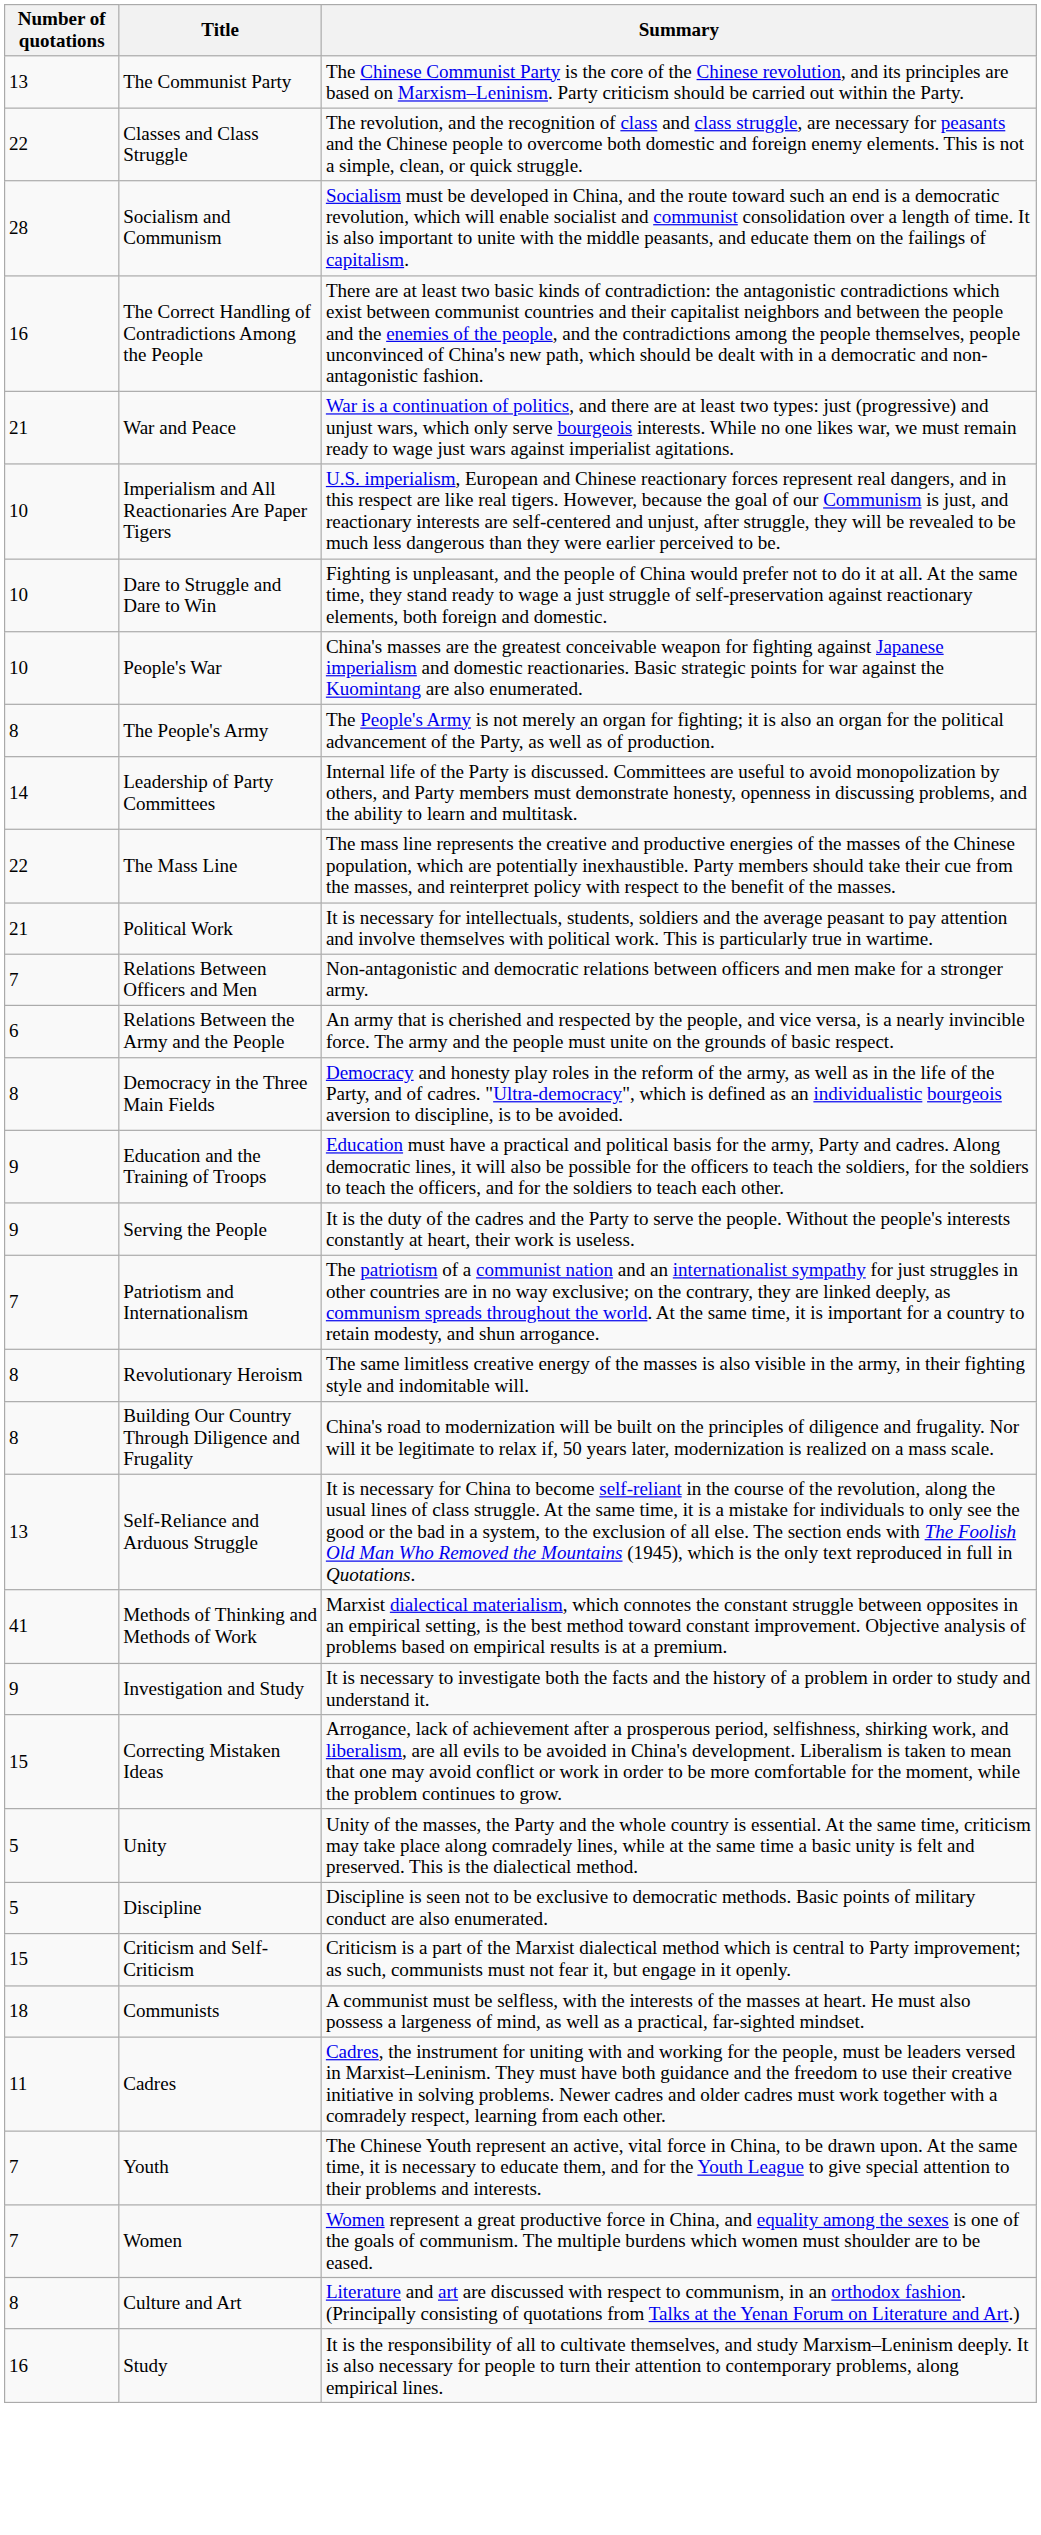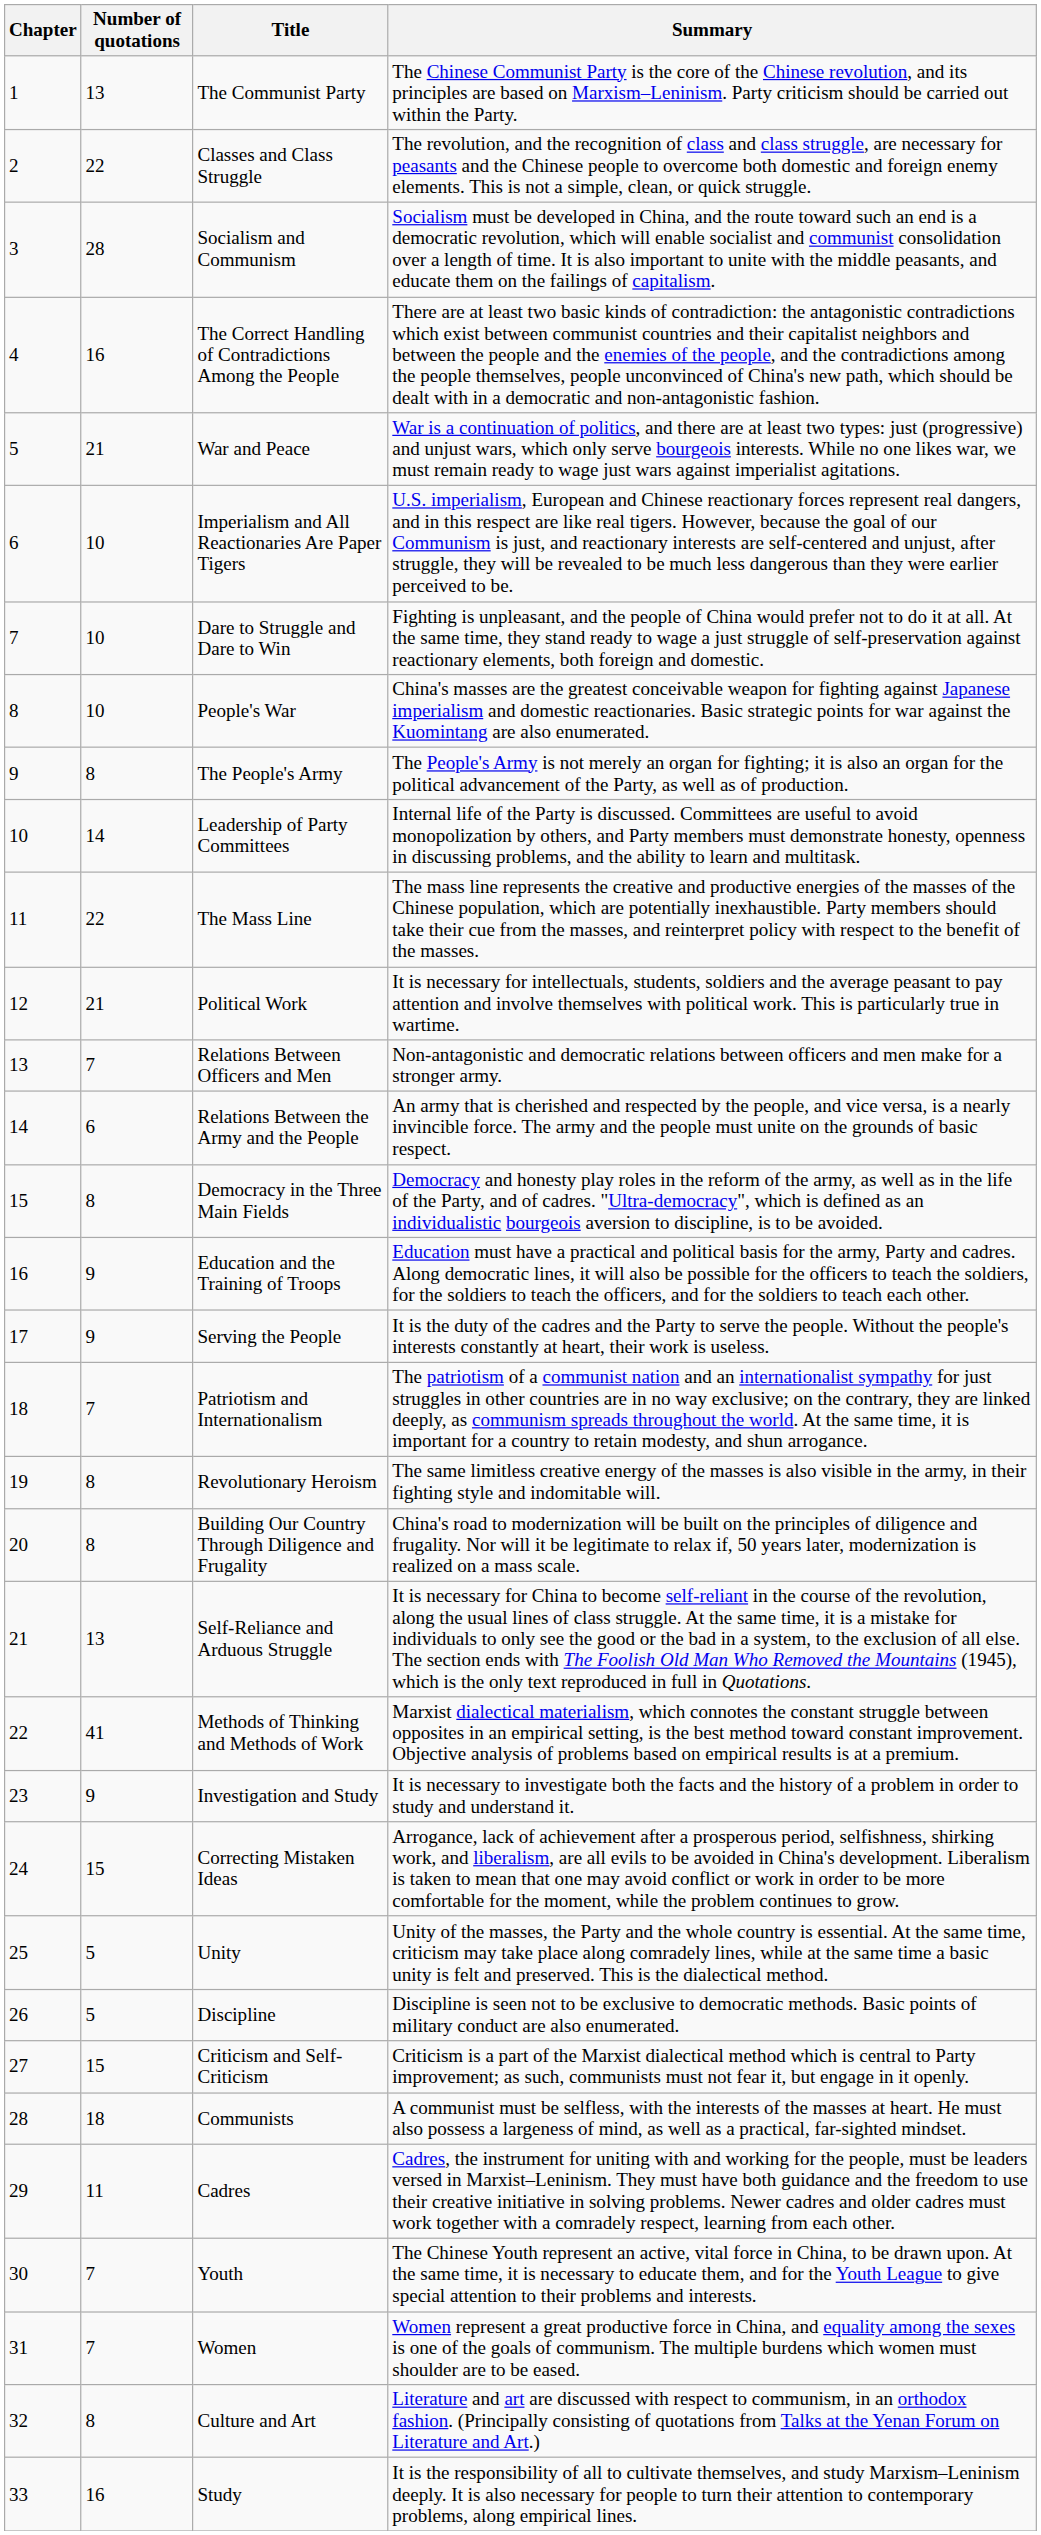+ column: (43, 30)
